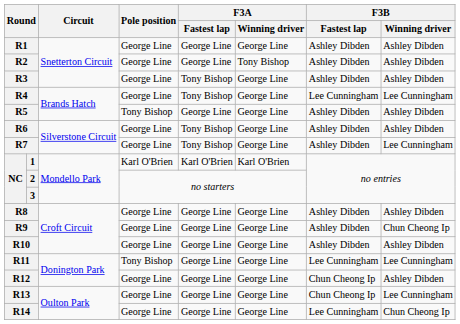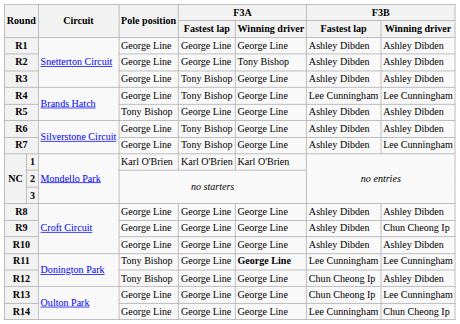(263, 261) normal -> (264, 261) bold
(146, 278) George Line -> (147, 278) Tony Bishop
